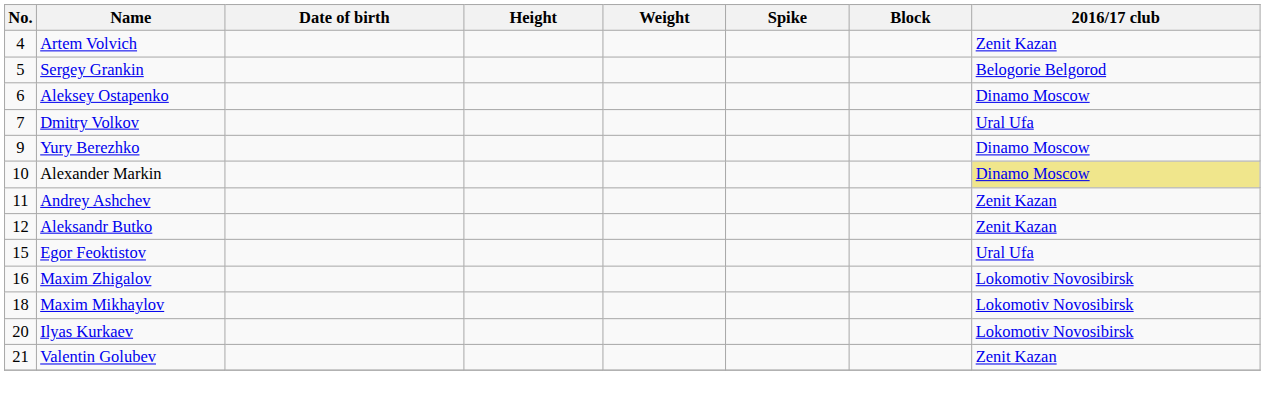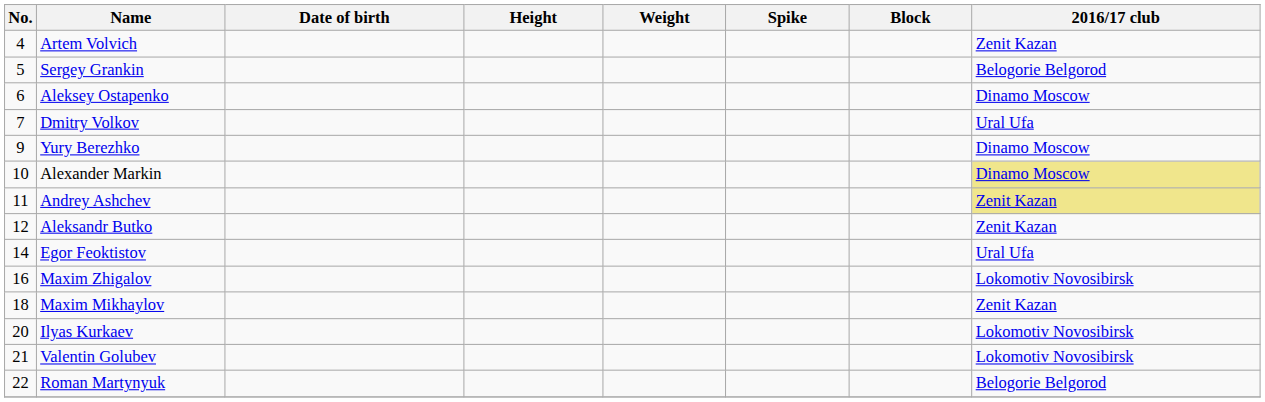(1016, 200) no background -> (1016, 200) khaki background
(20, 252) 15 -> (20, 252) 14
(1055, 305) Lokomotiv Novosibirsk -> (1016, 305) Zenit Kazan
(1016, 357) Zenit Kazan -> (1055, 357) Lokomotiv Novosibirsk
+ row: (103, 383)
